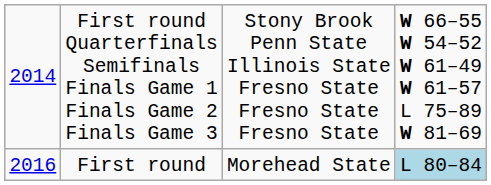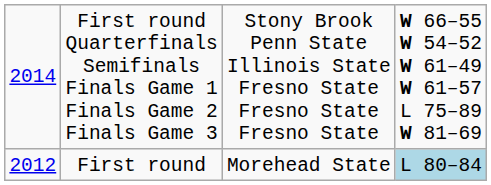(33, 165) 2016 -> (33, 165) 2012
